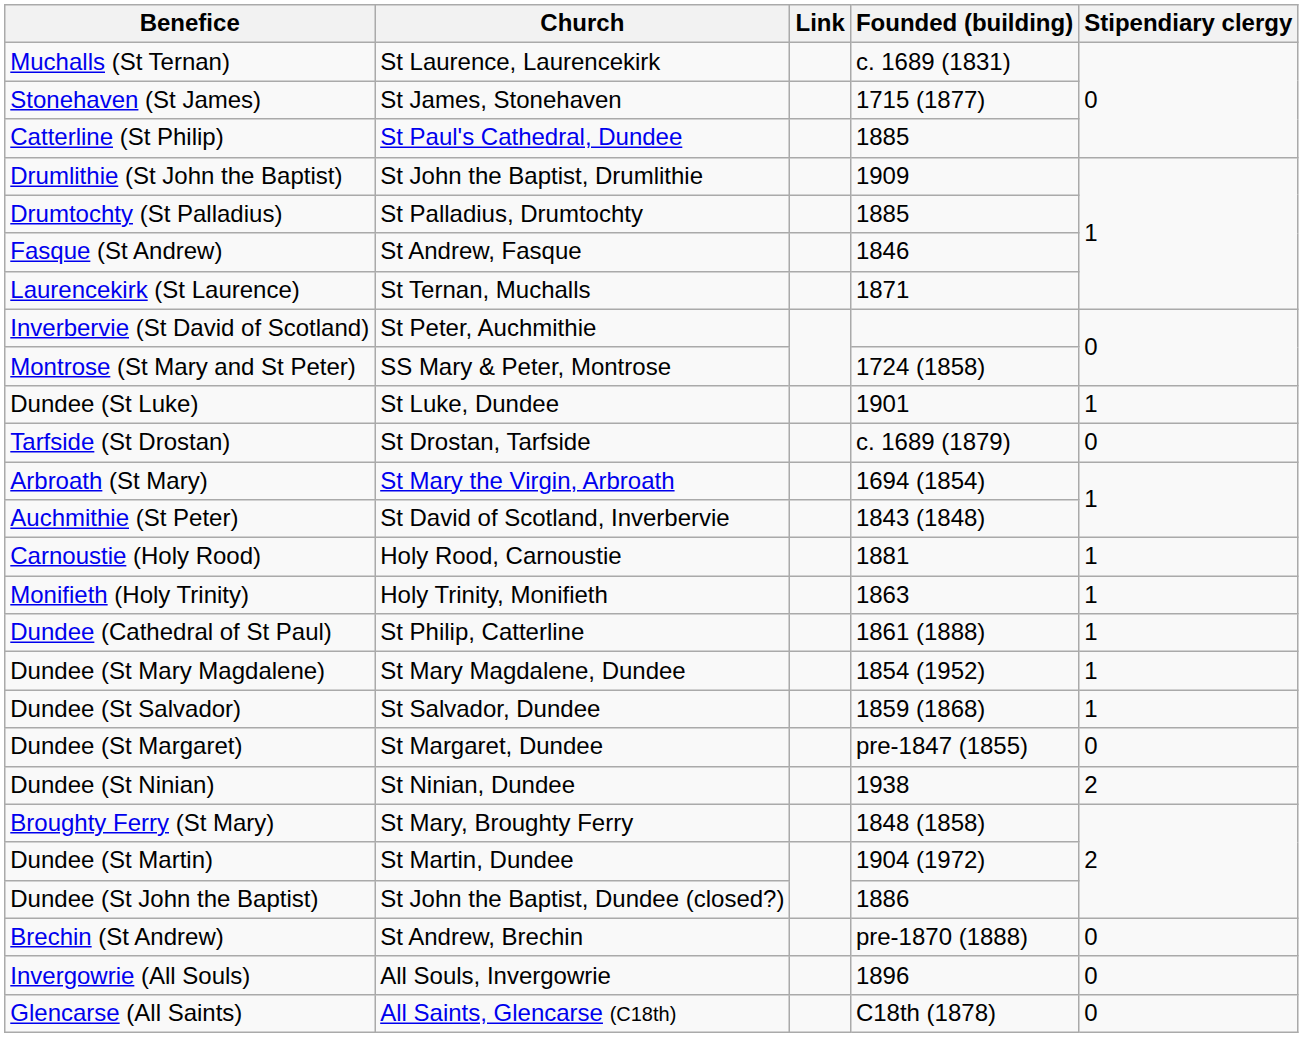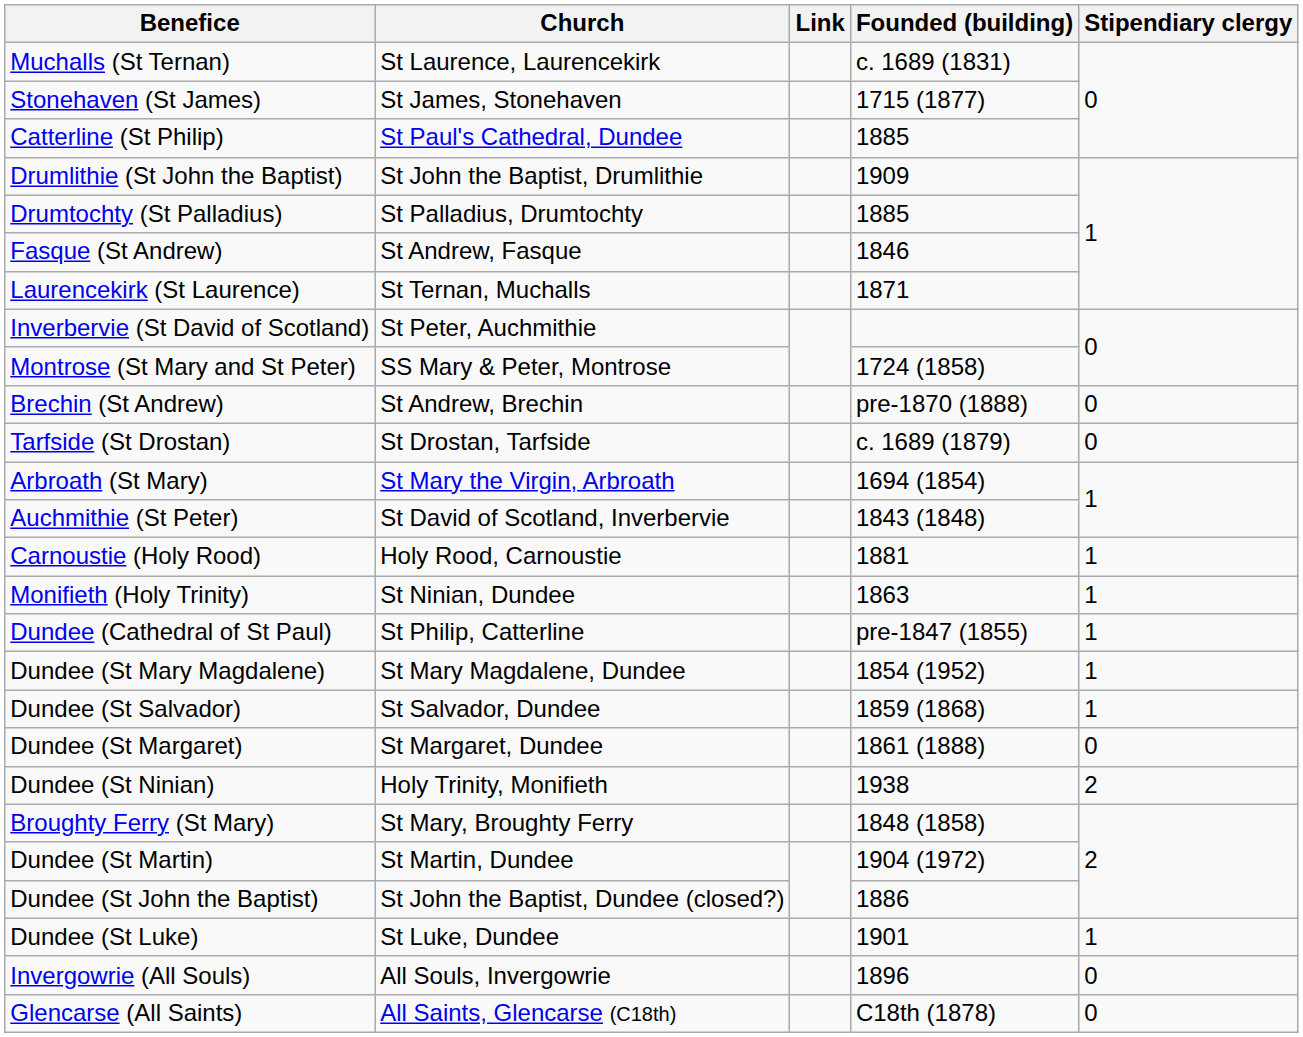rows swapped: (117, 937) <-> (104, 404)
(494, 594) Holy Trinity, Monifieth -> (478, 594) St Ninian, Dundee
(921, 632) 1861 (1888) -> (942, 632) pre-1847 (1855)
(942, 746) pre-1847 (1855) -> (921, 746) 1861 (1888)
(478, 784) St Ninian, Dundee -> (494, 784) Holy Trinity, Monifieth
